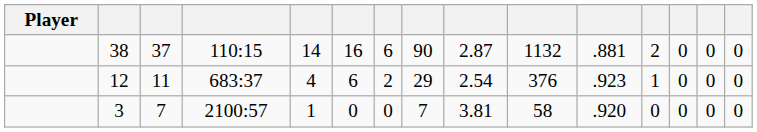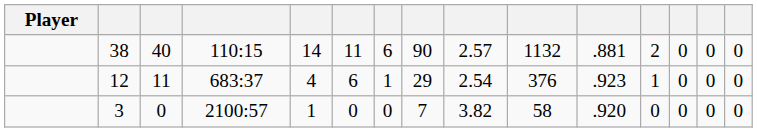(161, 50) 37 -> (161, 50) 40
(353, 50) 16 -> (353, 50) 11
(476, 50) 2.87 -> (475, 50) 2.57
(388, 80) 2 -> (387, 80) 1
(161, 111) 7 -> (161, 111) 0
(476, 111) 3.81 -> (475, 111) 3.82
